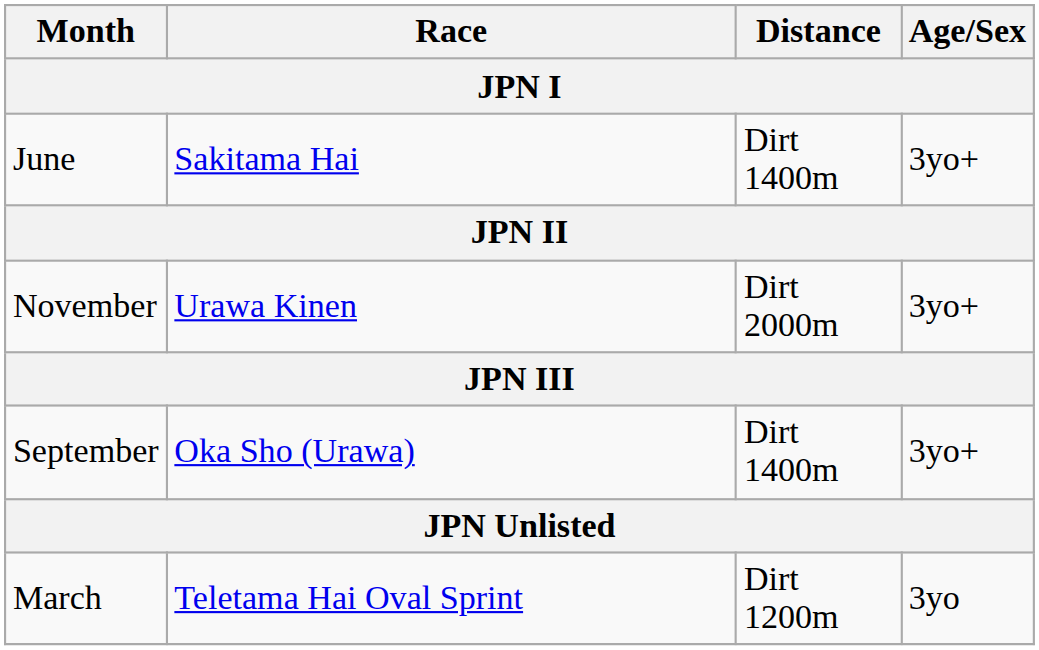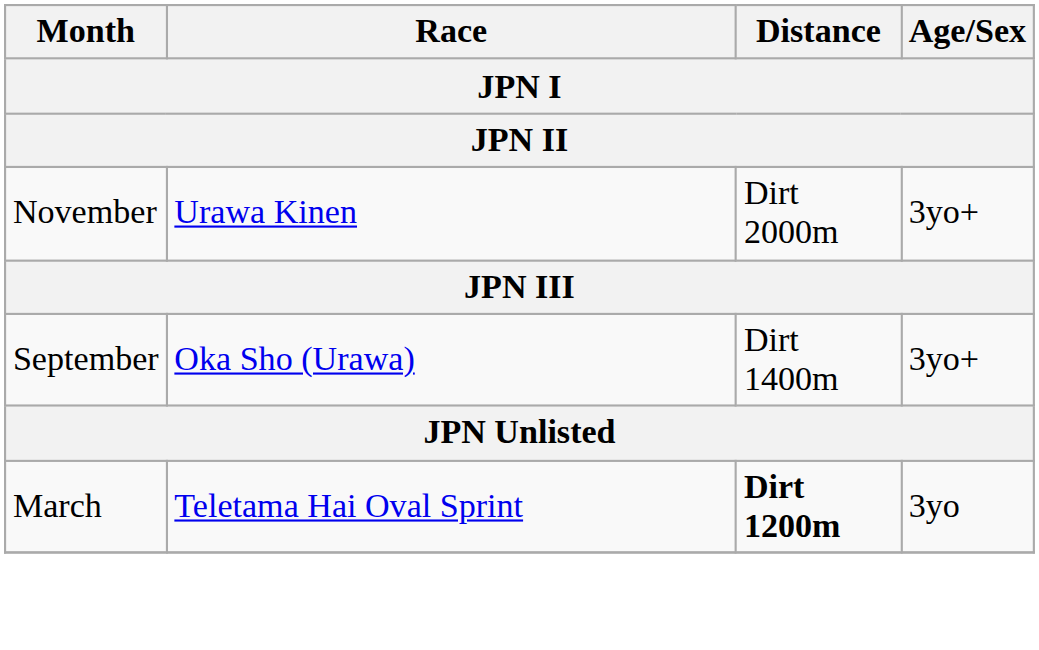- row: (44, 158)
(791, 598) normal -> (792, 505) bold
